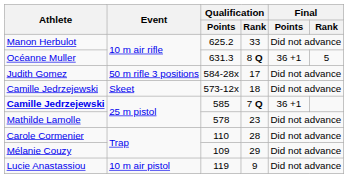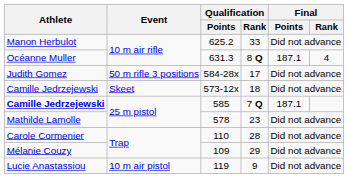(289, 58) 36 +1 -> (289, 58) 187.1
(327, 58) 5 -> (327, 58) 4
(289, 104) 36 +1 -> (289, 104) 187.1
